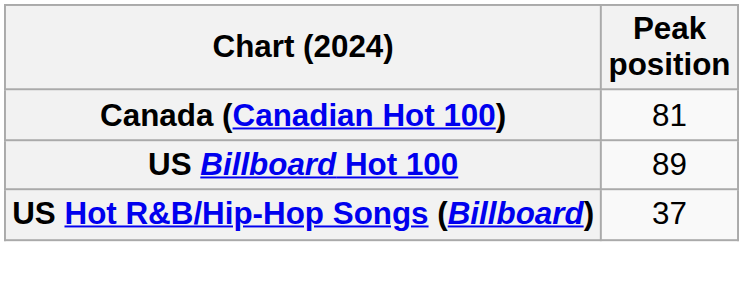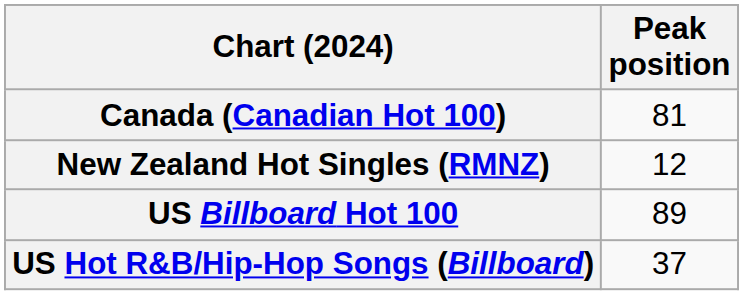+ row: (303, 164)
